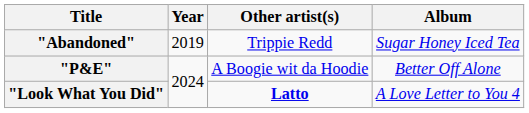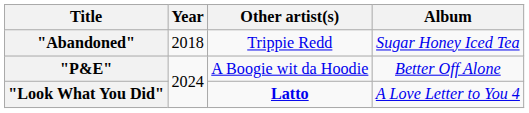(188, 42) 2019 -> (188, 42) 2018
